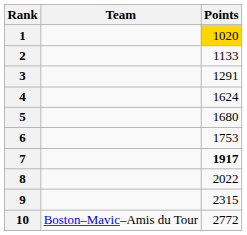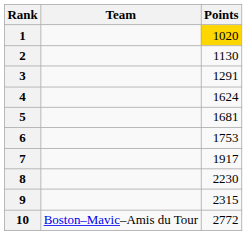(226, 55) 1133 -> (226, 55) 1130
(226, 117) 1680 -> (226, 117) 1681
(226, 158) bold -> (226, 158) normal
(226, 179) 2022 -> (226, 179) 2230
